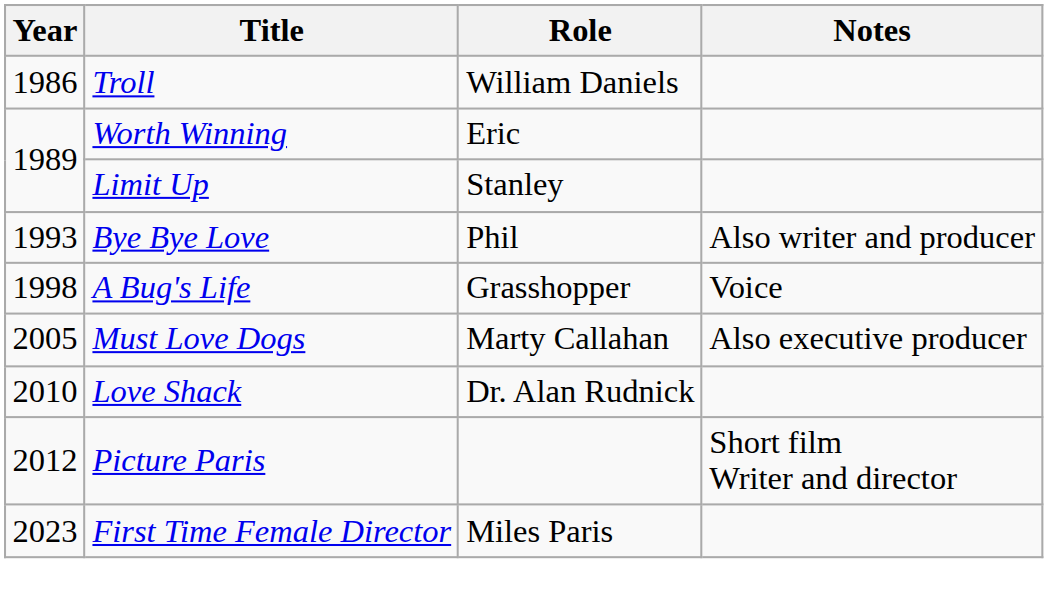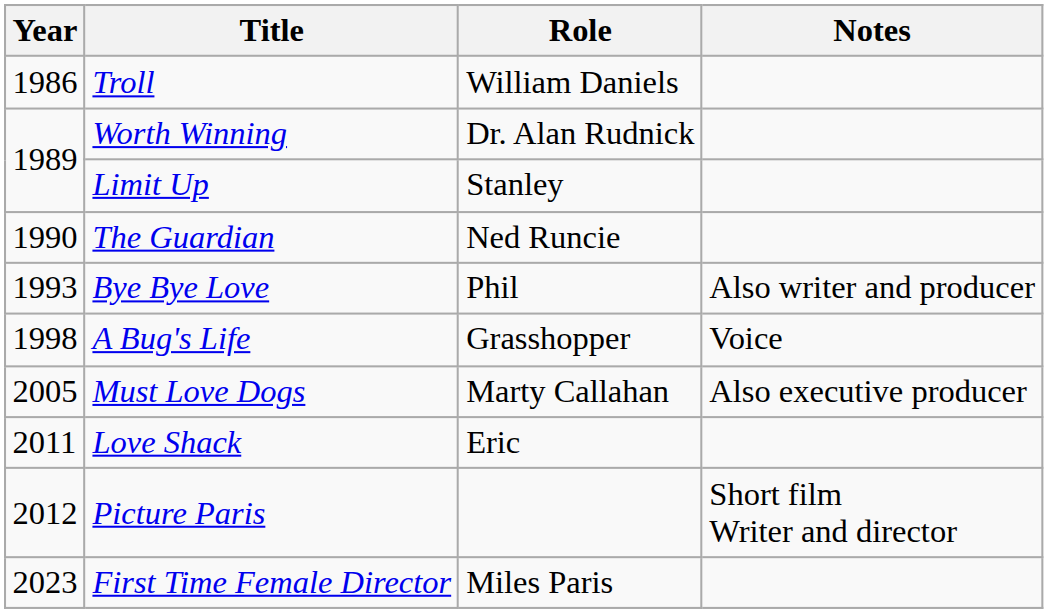(493, 133) Eric -> (580, 133) Dr. Alan Rudnick
+ row: (183, 236)
(45, 390) 2010 -> (44, 442) 2011
(580, 390) Dr. Alan Rudnick -> (493, 442) Eric
